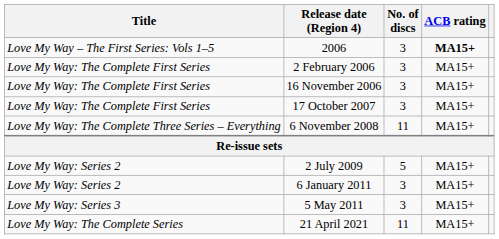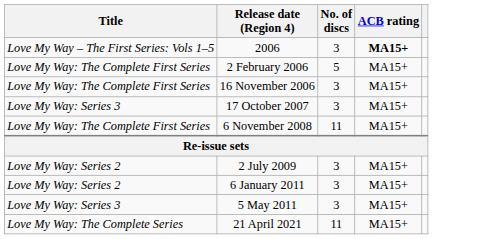(403, 67) 3 -> (336, 67) 5
(109, 106) Love My Way: The Complete First Series -> (64, 106) Love My Way: Series 3
(144, 125) Love My Way: The Complete Three Series – Everything -> (109, 125) Love My Way: The Complete First Series
(403, 165) 5 -> (336, 165) 3
